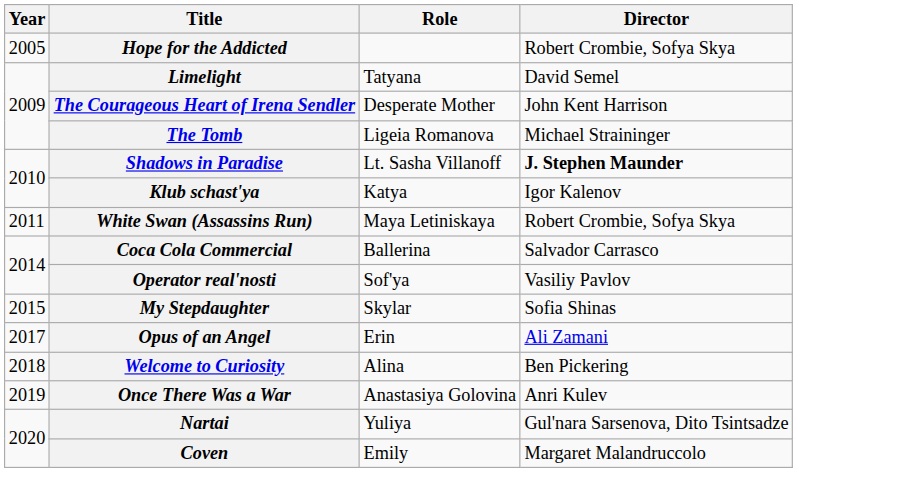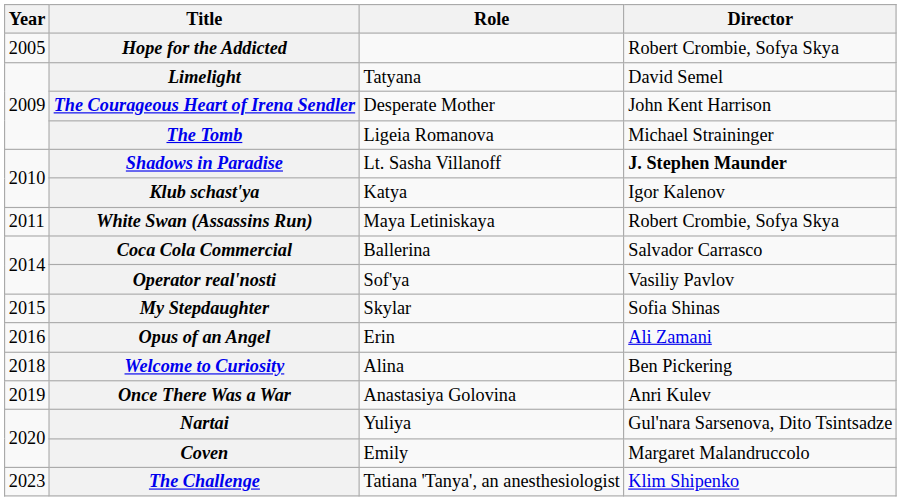(27, 337) 2017 -> (27, 337) 2016
+ row: (204, 481)
